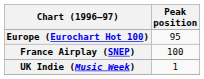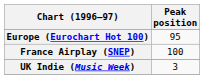(175, 67) 1 -> (175, 67) 3
